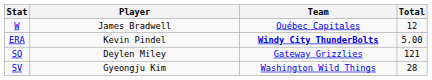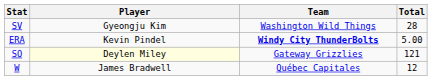rows swapped: (17, 26) <-> (17, 68)
(135, 54) no background -> (135, 54) lightyellow background
